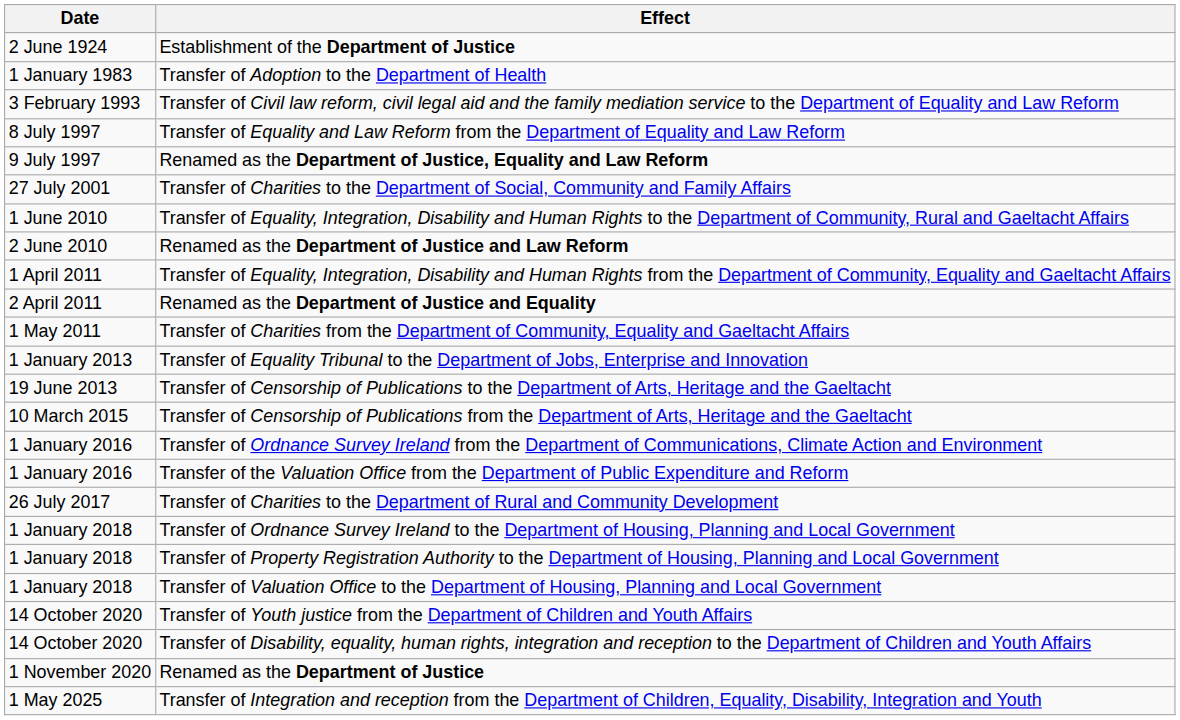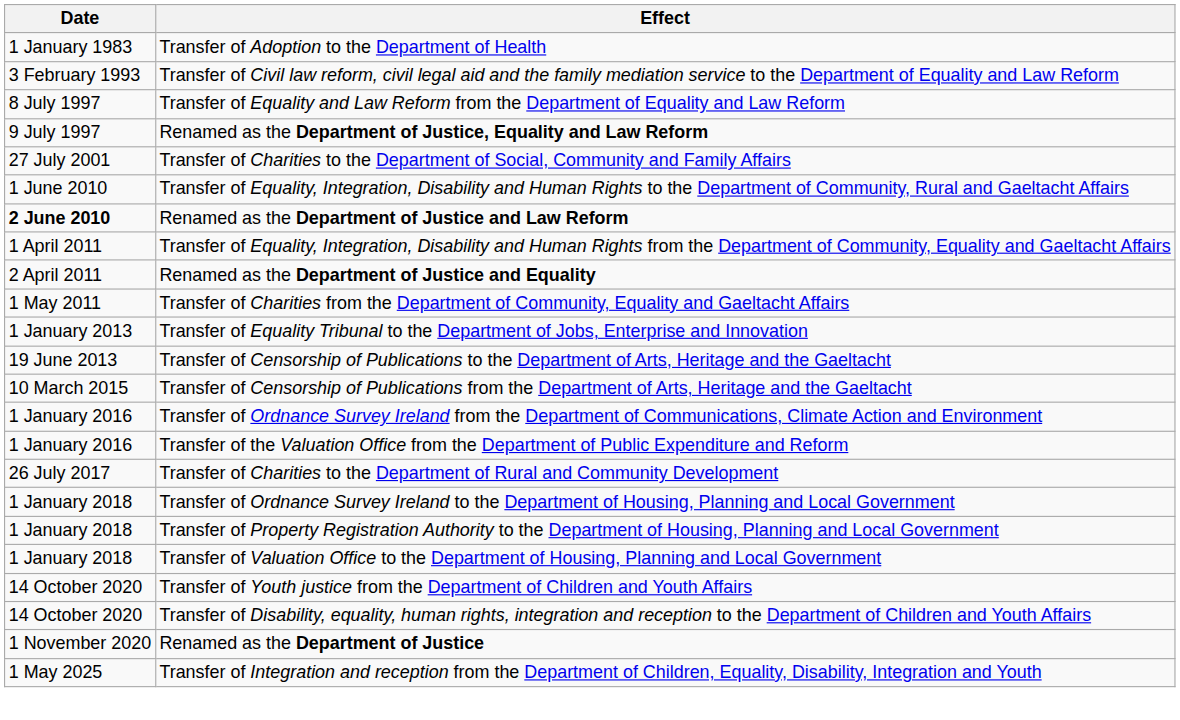- row: (337, 47)
(58, 246) normal -> (60, 217) bold
